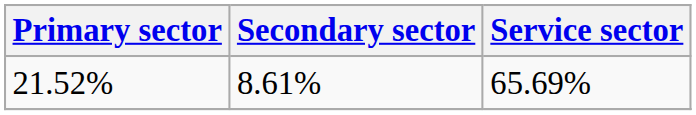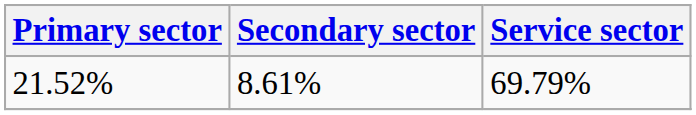(541, 82) 65.69% -> (541, 82) 69.79%
